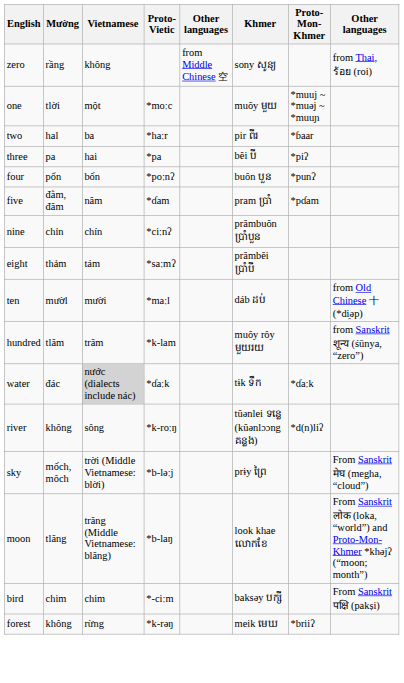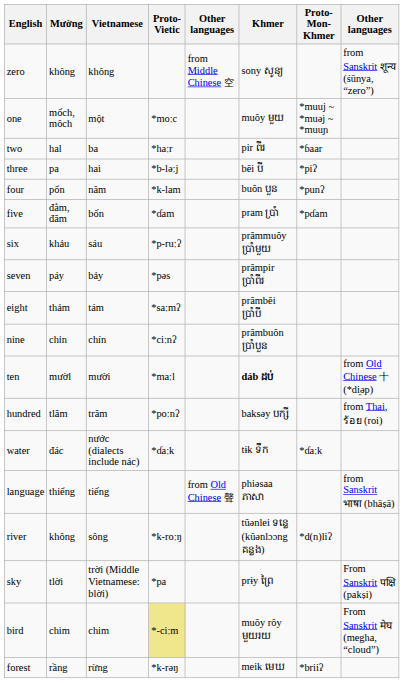(55, 65) rầng -> (62, 71) không
(355, 64) from Thai, ร้อย (roi) -> (370, 71) from Sanskrit शून्य (śūnya, “zero”)
(53, 106) tlời -> (62, 118) mốch, môch
(154, 156) *pa -> (165, 169) *b-ləːj
(92, 177) bốn -> (97, 189) năm
(160, 177) *poːnʔ -> (166, 189) *k-lam
(93, 201) năm -> (96, 213) bốn
+ row: (13, 243)
+ row: (19, 275)
rows swapped: (17, 263) <-> (16, 231)
(250, 299) normal -> (258, 376) bold
(161, 342) *k-lam -> (165, 414) *poːnʔ
(255, 341) muŏy rôy មួយរយ -> (265, 413) baksəy បក្សី
(361, 342) from Sanskrit शून्य (śūnya, “zero”) -> (365, 413) from Thai, ร้อย (roi)
(110, 383) lightgrey background -> (114, 450) no background
+ row: (25, 491)
(58, 472) mốch, môch -> (56, 582) tlời
(160, 472) *b-ləːj -> (159, 582) *pa
(362, 472) From Sanskrit मेघ (megha, “cloud”) -> (369, 582) From Sanskrit पक्षि (pakṣi)
- row: (19, 538)
(160, 598) no background -> (165, 630) khaki background
(258, 598) baksəy បក្សី -> (262, 629) muŏy rôy មួយរយ
(362, 598) From Sanskrit पक्षि (pakṣi) -> (368, 630) From Sanskrit मेघ (megha, “cloud”)
(59, 624) không -> (58, 667) rầng
